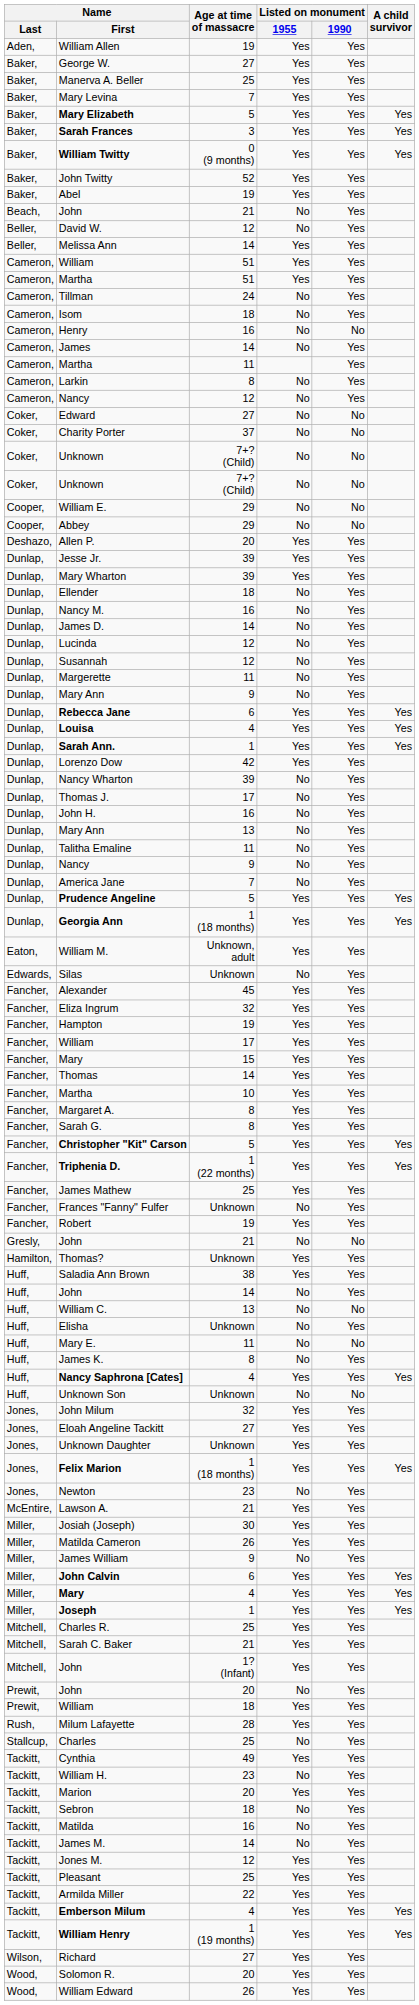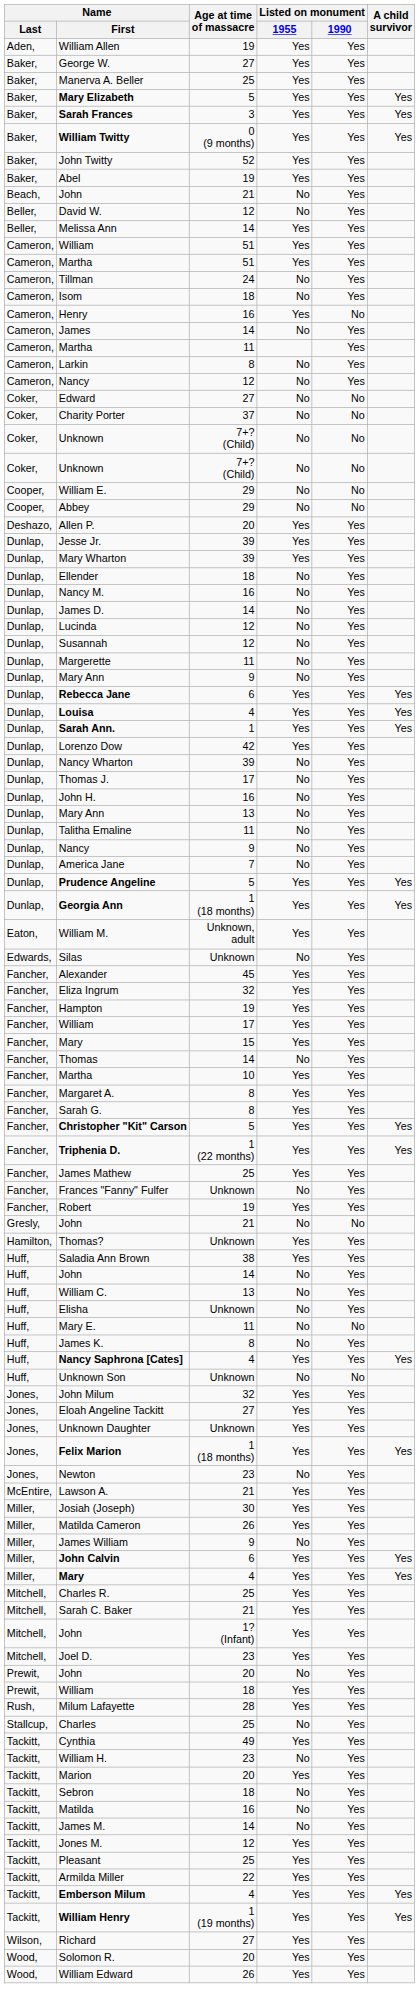- row: (88, 98)
(303, 331) No -> (301, 314) Yes
(301, 1076) Yes -> (303, 1059) No
(358, 1309) No -> (356, 1292) Yes
- row: (78, 1610)
+ row: (75, 1656)
